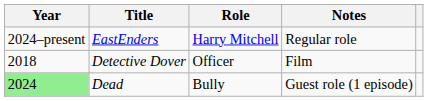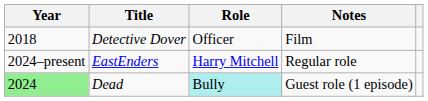rows swapped: (139, 61) <-> (125, 38)
(209, 84) no background -> (209, 84) paleturquoise background
